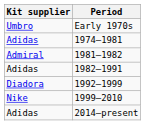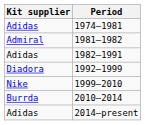- row: (104, 26)
+ row: (98, 98)
